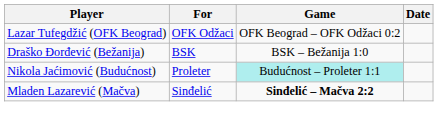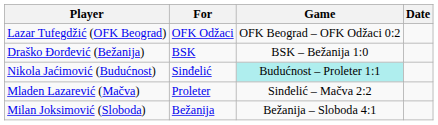(191, 71) Proleter -> (192, 71) Sinđelić
(192, 91) Sinđelić -> (191, 91) Proleter
(320, 91) bold -> (320, 91) normal
+ row: (76, 110)
